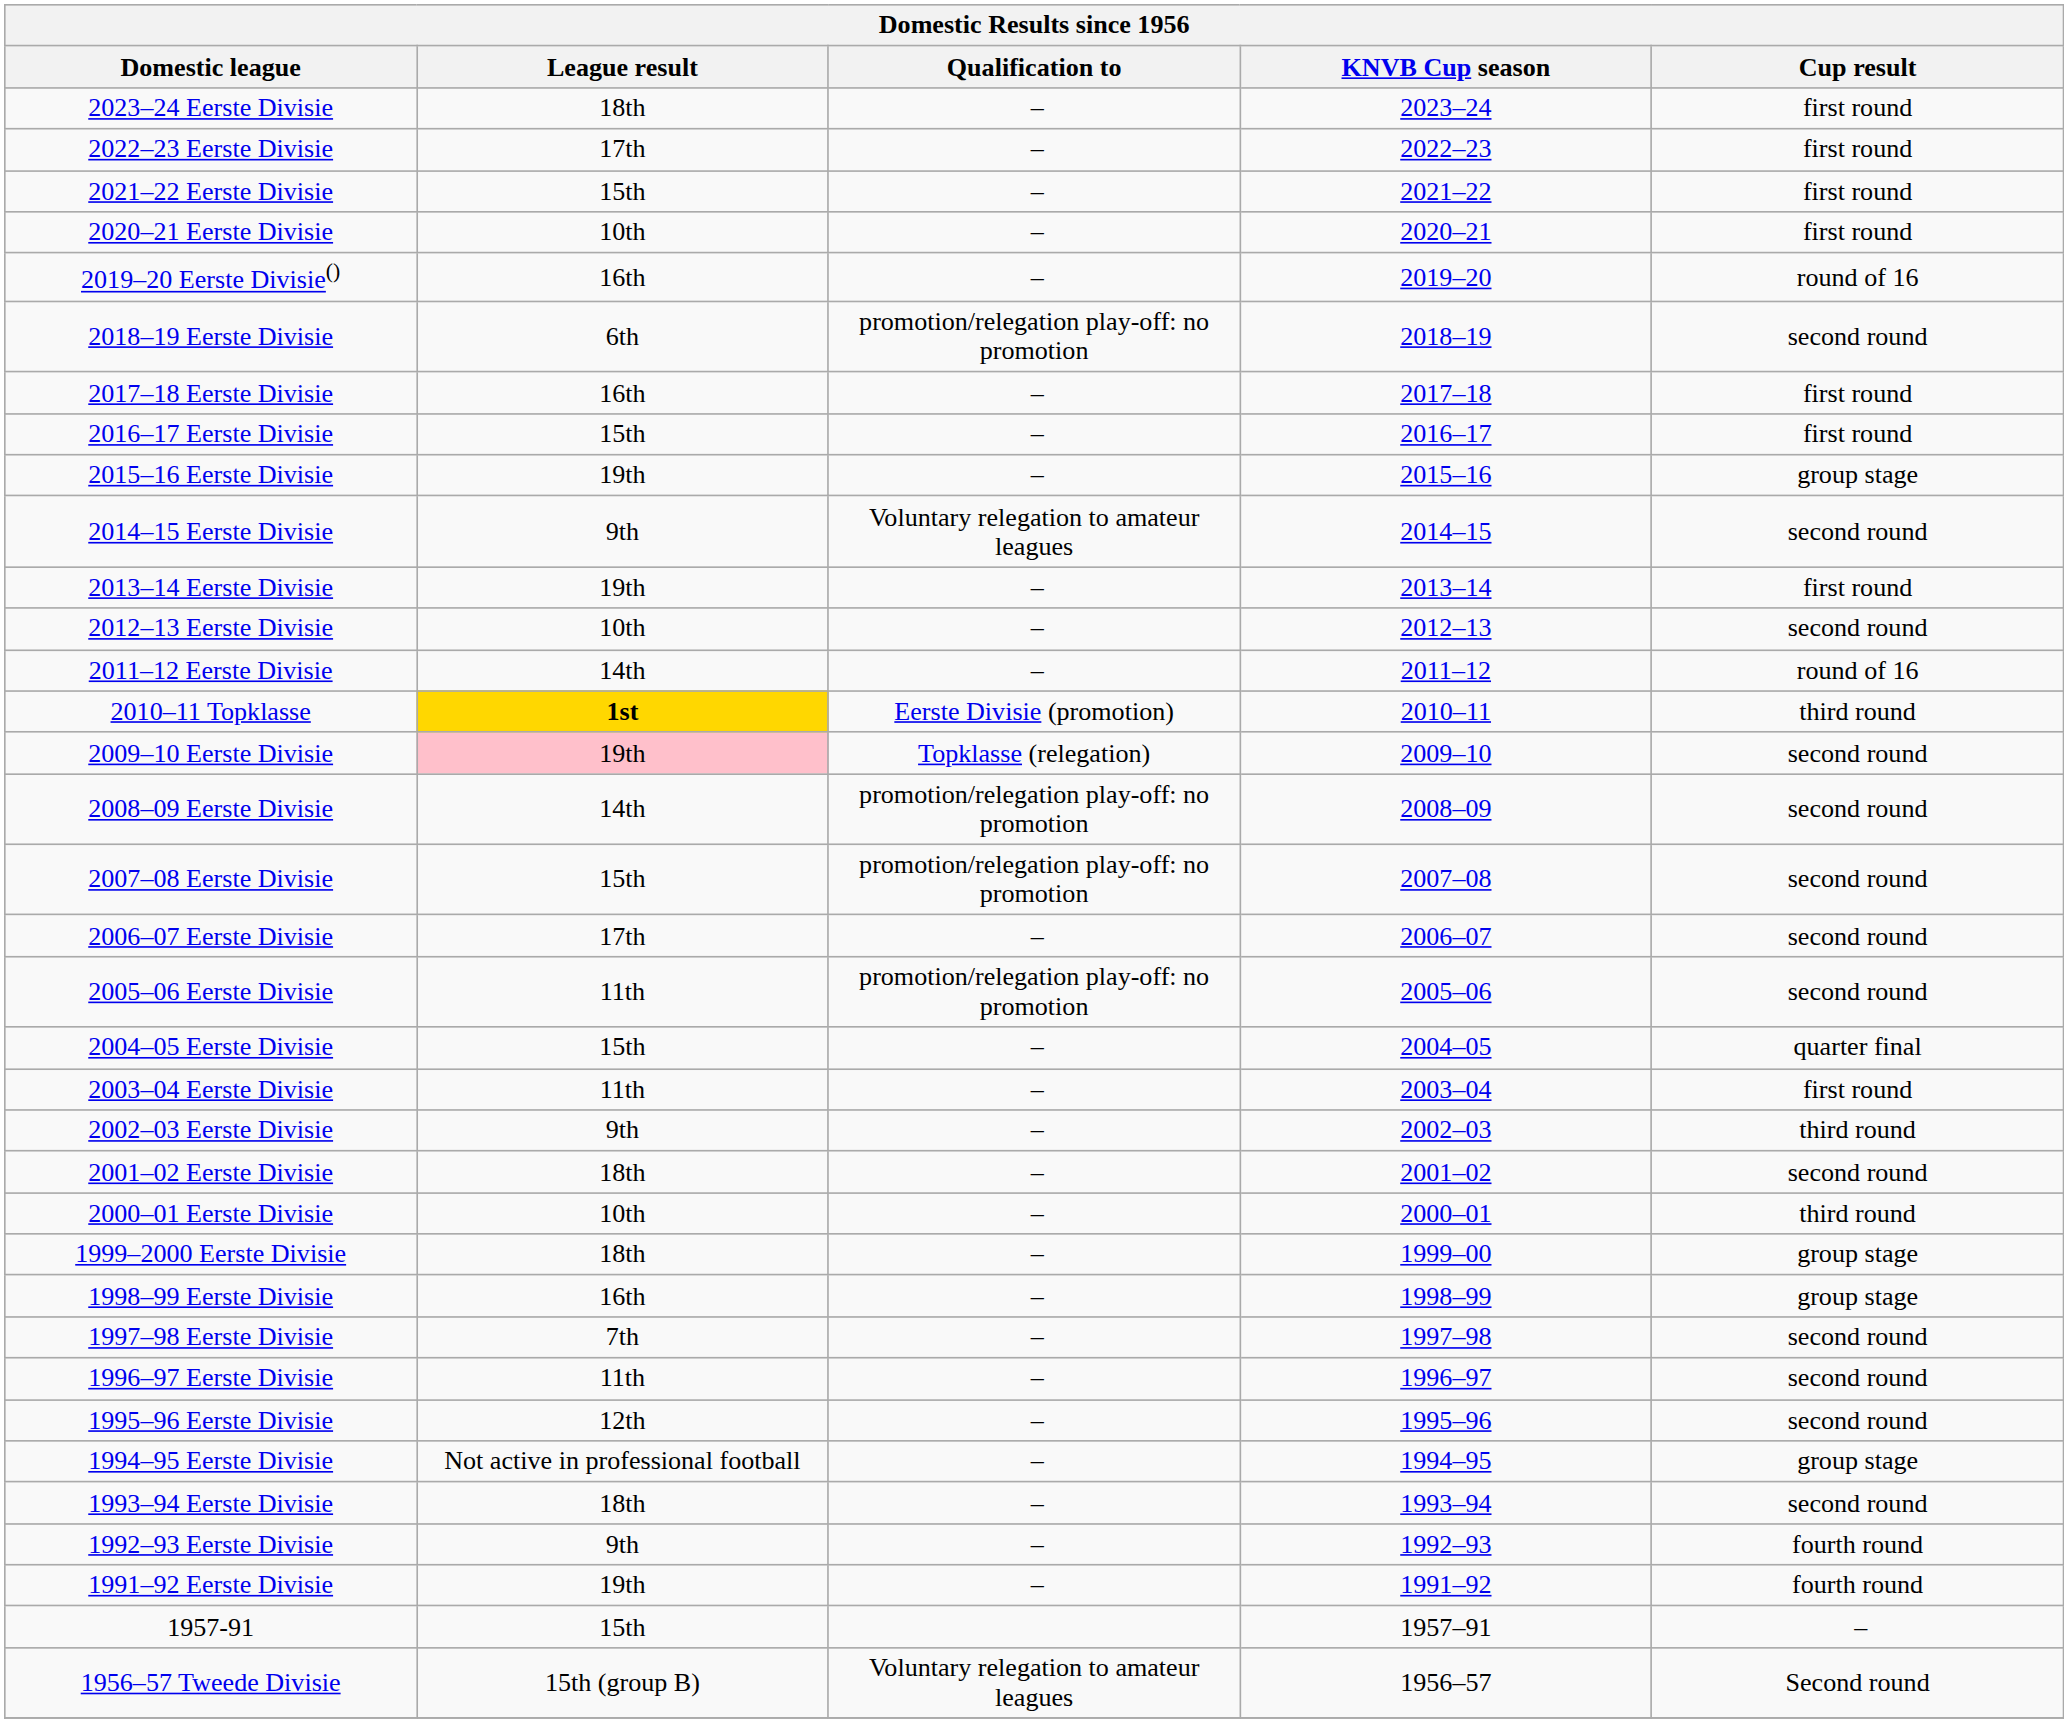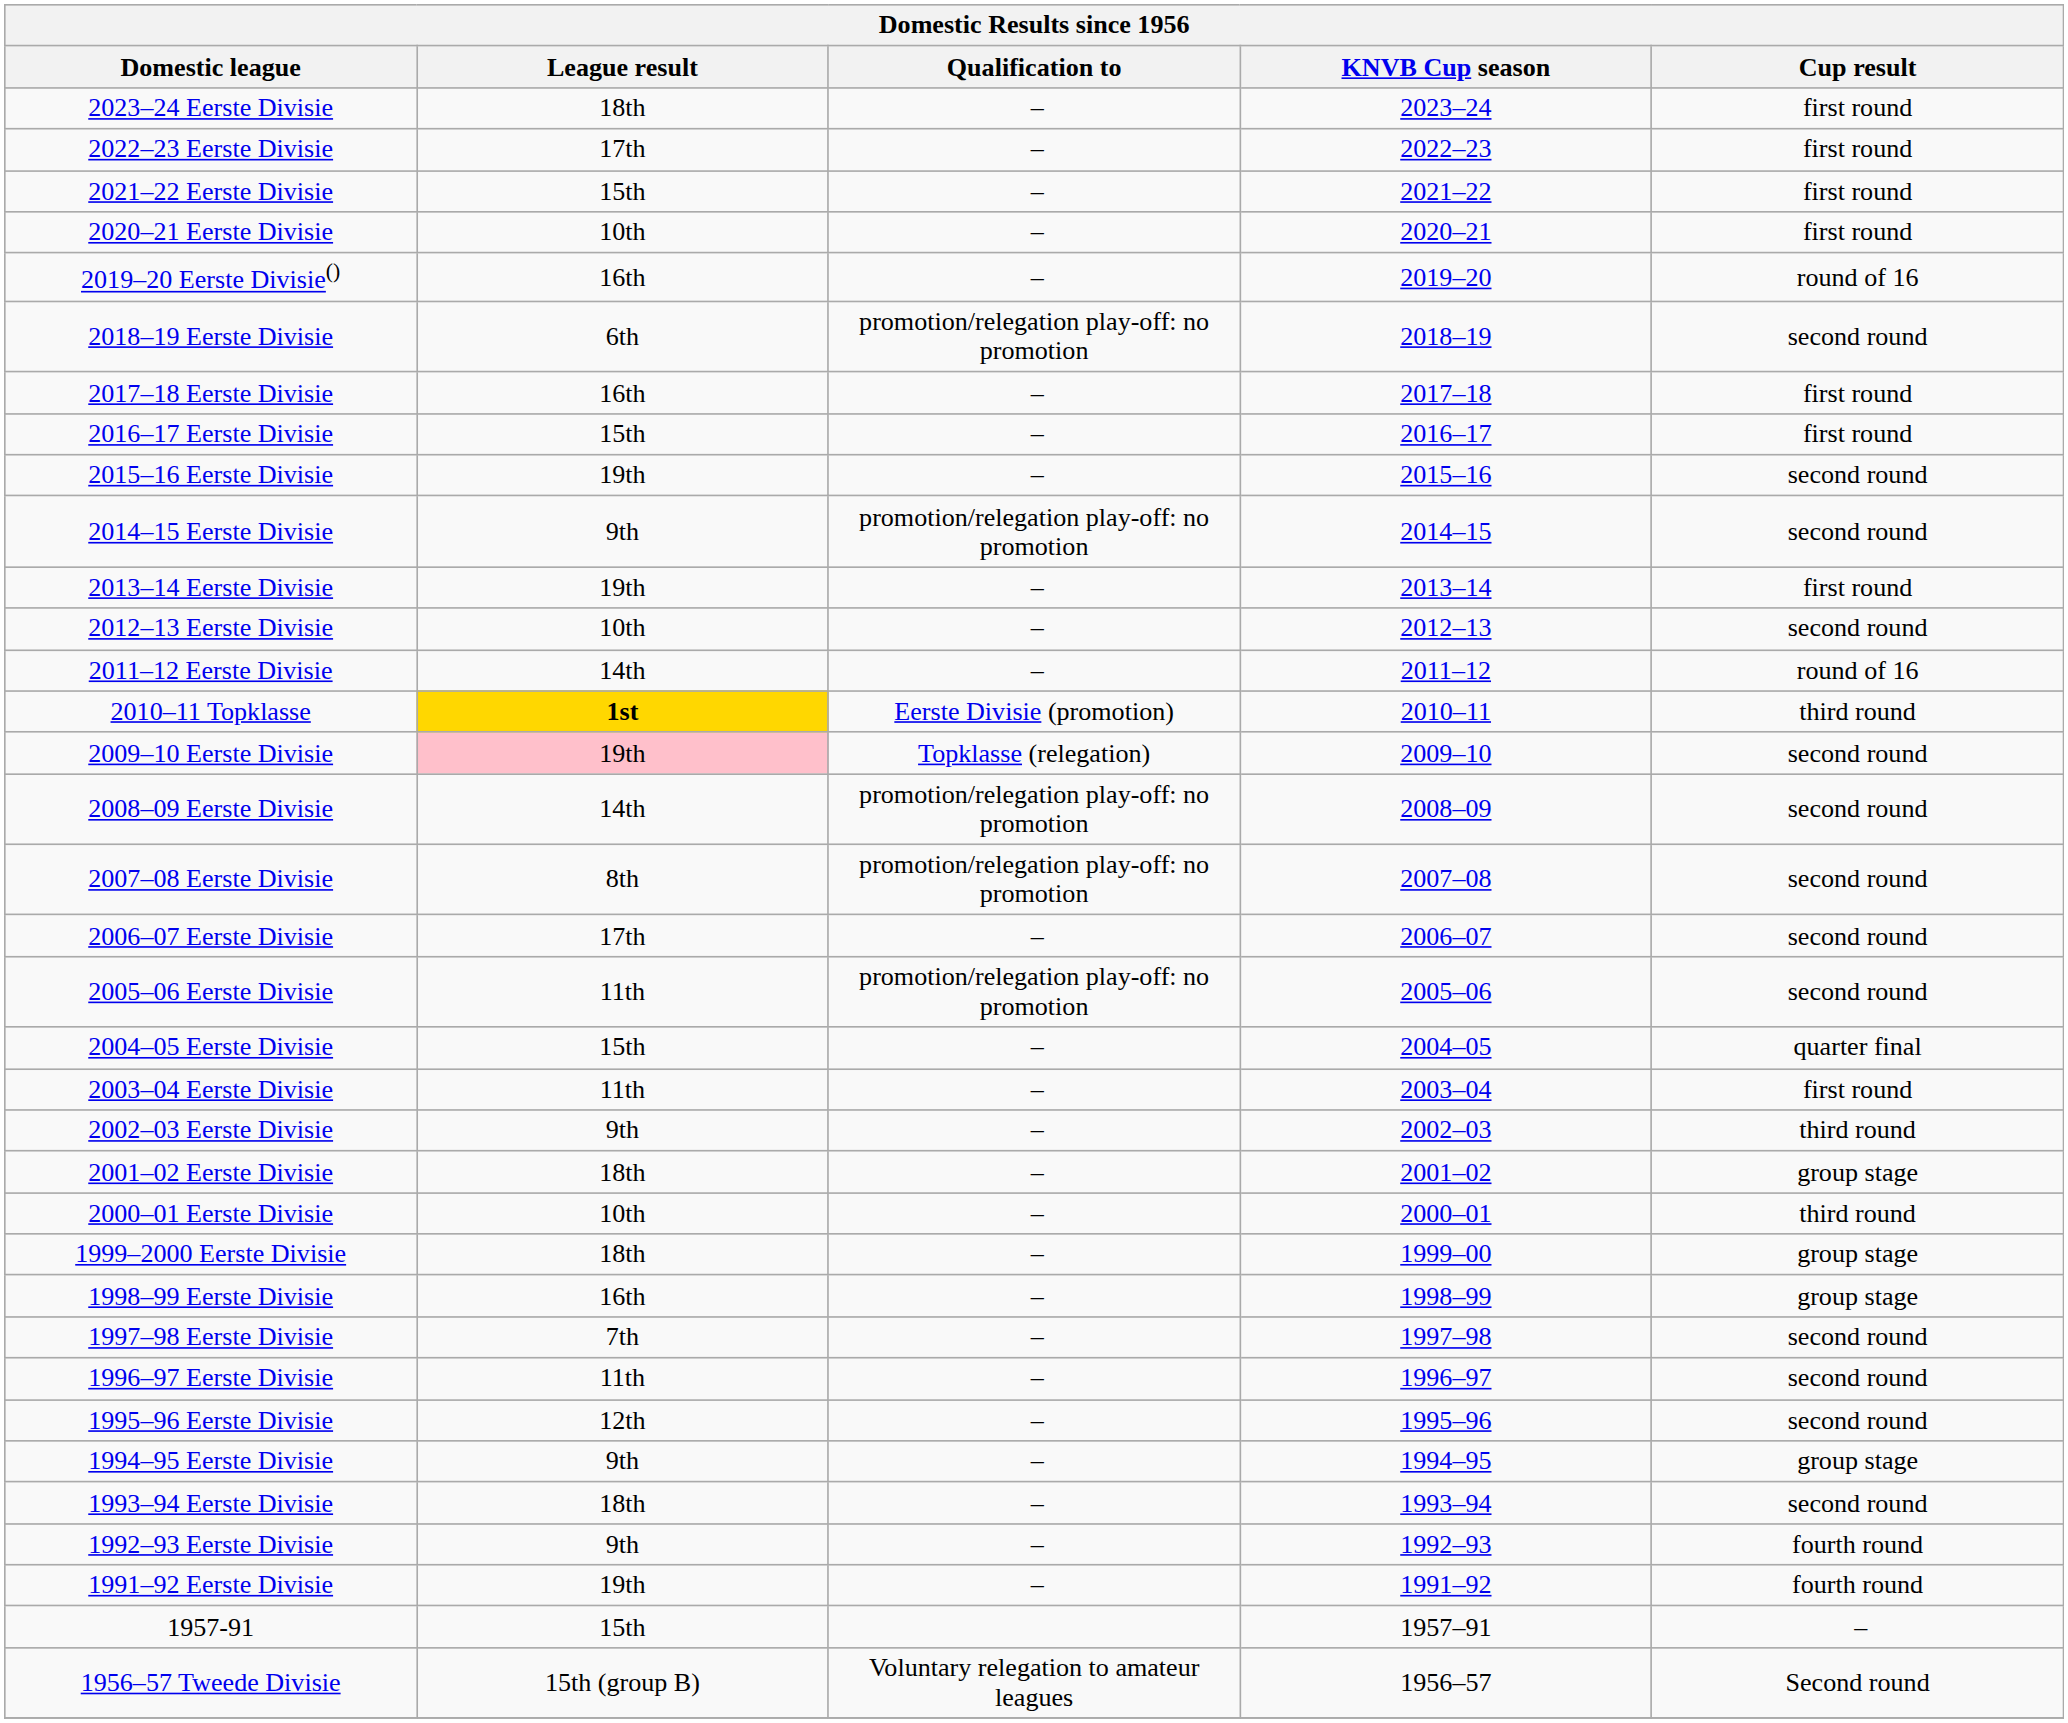(1858, 475) group stage -> (1858, 475) second round
(1034, 531) Voluntary relegation to amateur leagues -> (1034, 531) promotion/relegation play-off: no promotion
(622, 879) 15th -> (622, 879) 8th
(1858, 1171) second round -> (1858, 1171) group stage
(622, 1461) Not active in professional football -> (622, 1461) 9th
